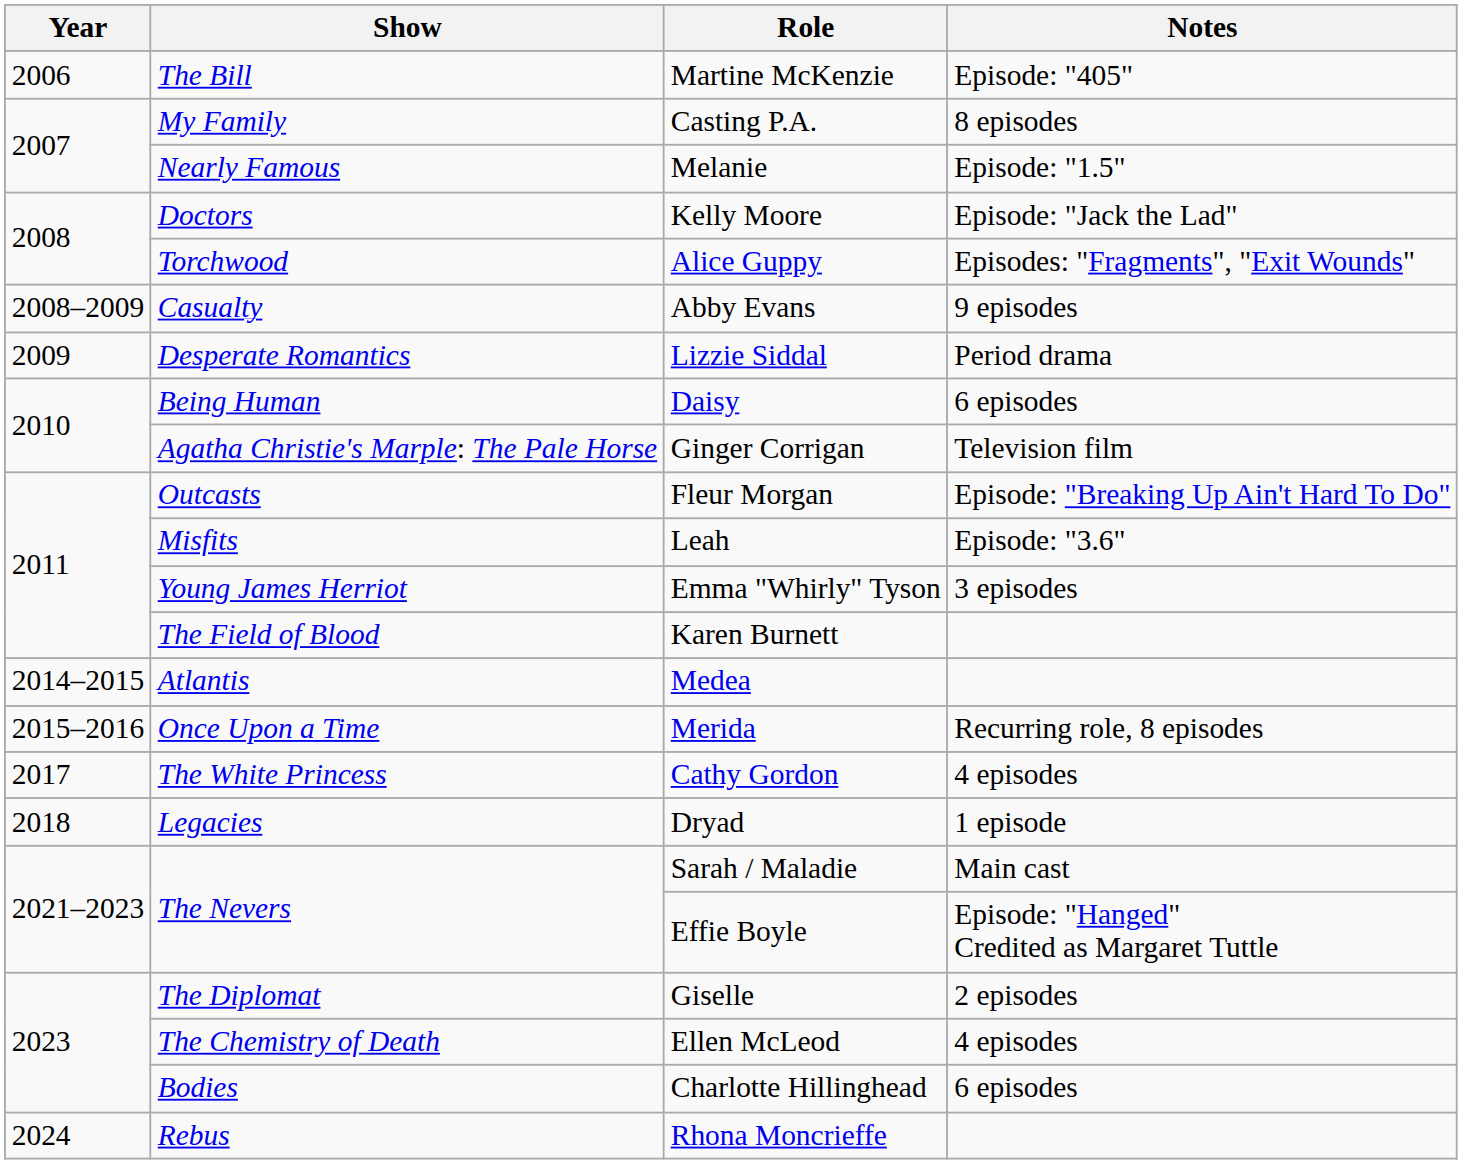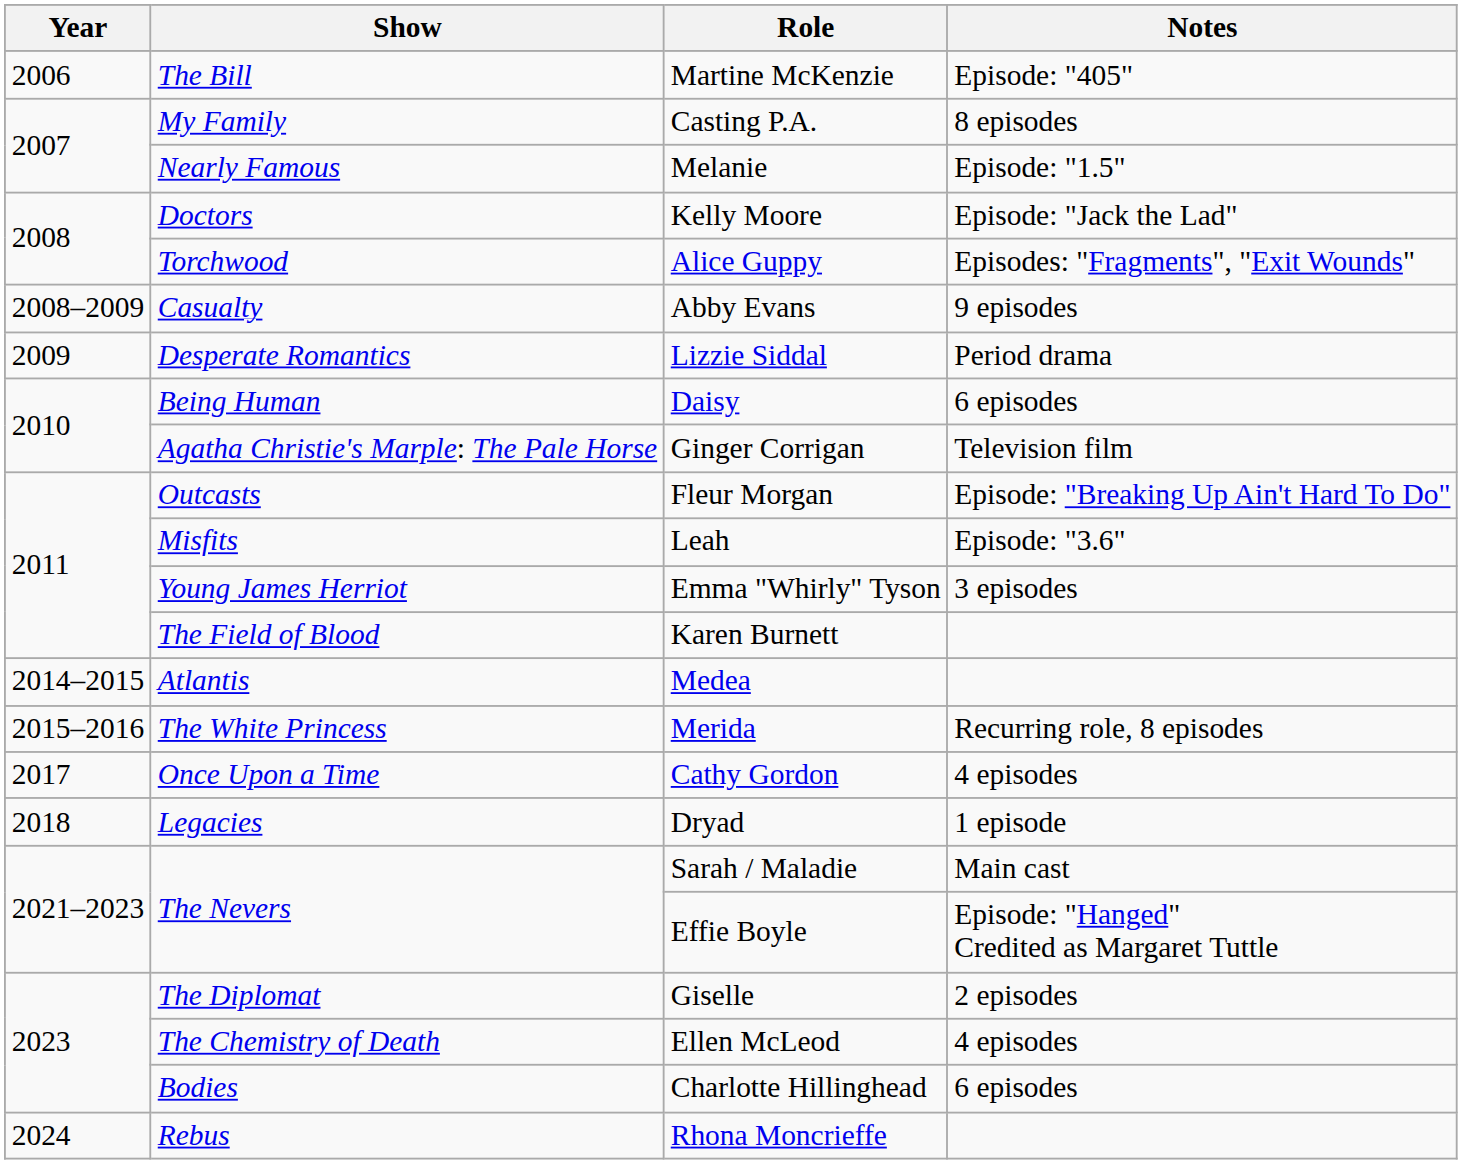(269, 728) Once Upon a Time -> (272, 728) The White Princess
(272, 774) The White Princess -> (269, 774) Once Upon a Time
